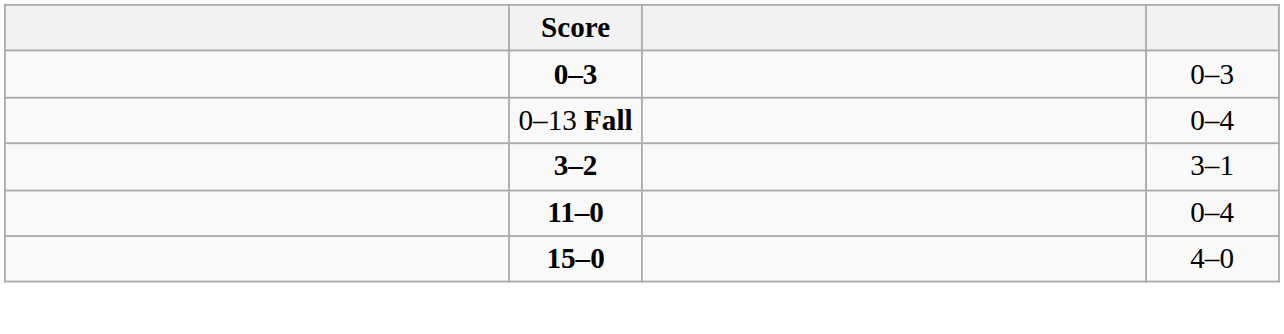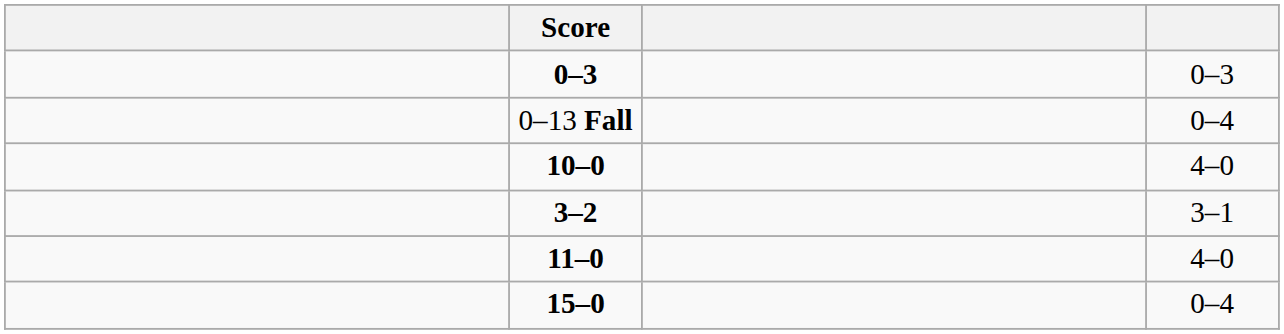+ row: (576, 166)
(1212, 212) 0–4 -> (1212, 258) 4–0
(1212, 258) 4–0 -> (1212, 304) 0–4
